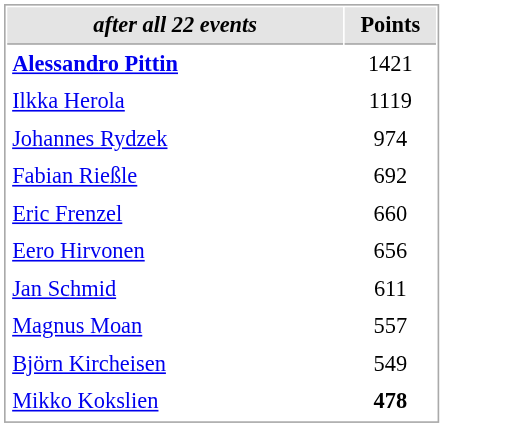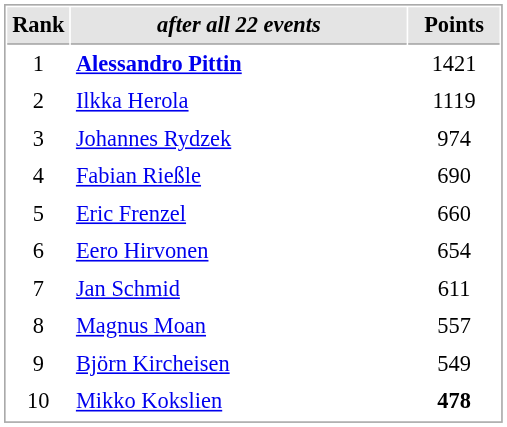+ column: (38, 24)
(390, 176) 692 -> (454, 176) 690
(390, 251) 656 -> (454, 251) 654
